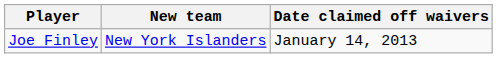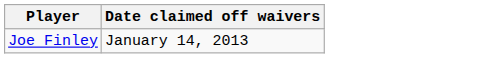- column: (186, 17)
